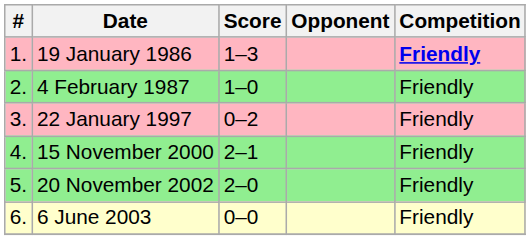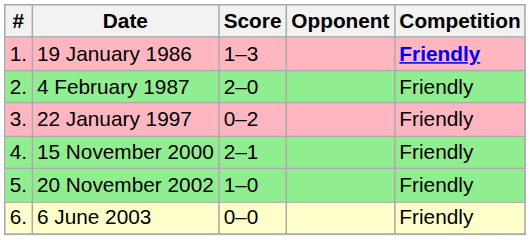(241, 86) 1–0 -> (241, 86) 2–0
(241, 185) 2–0 -> (241, 185) 1–0
